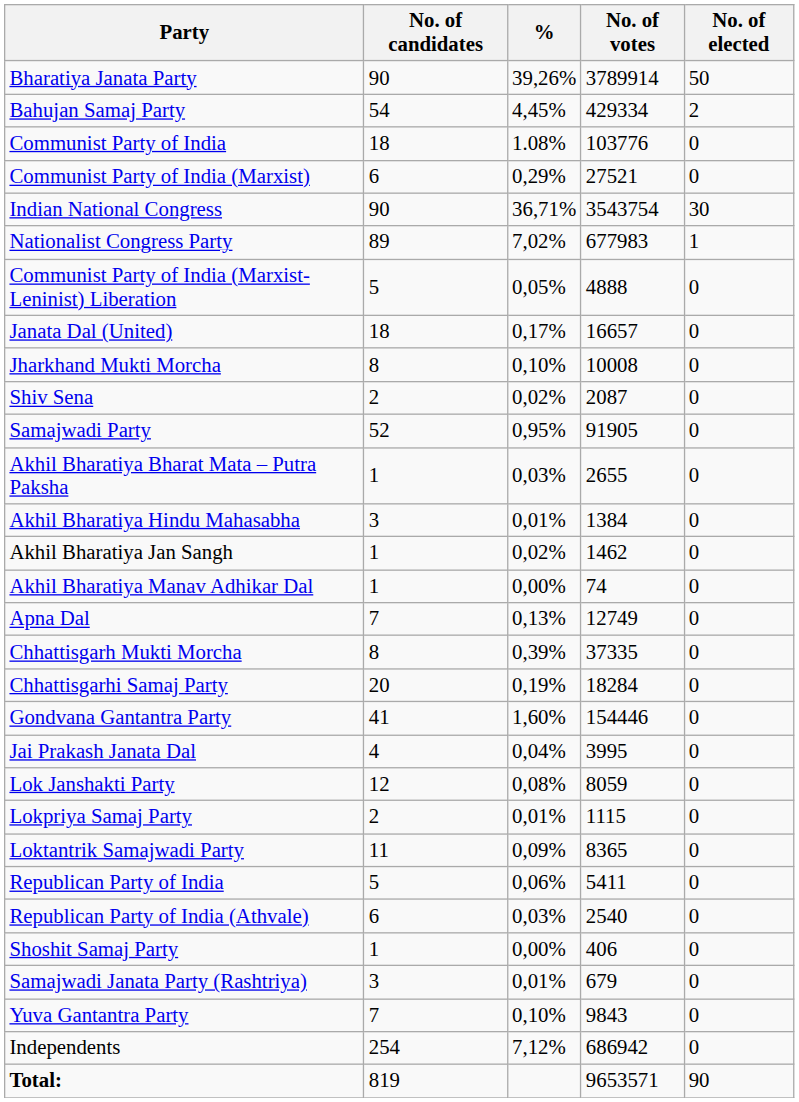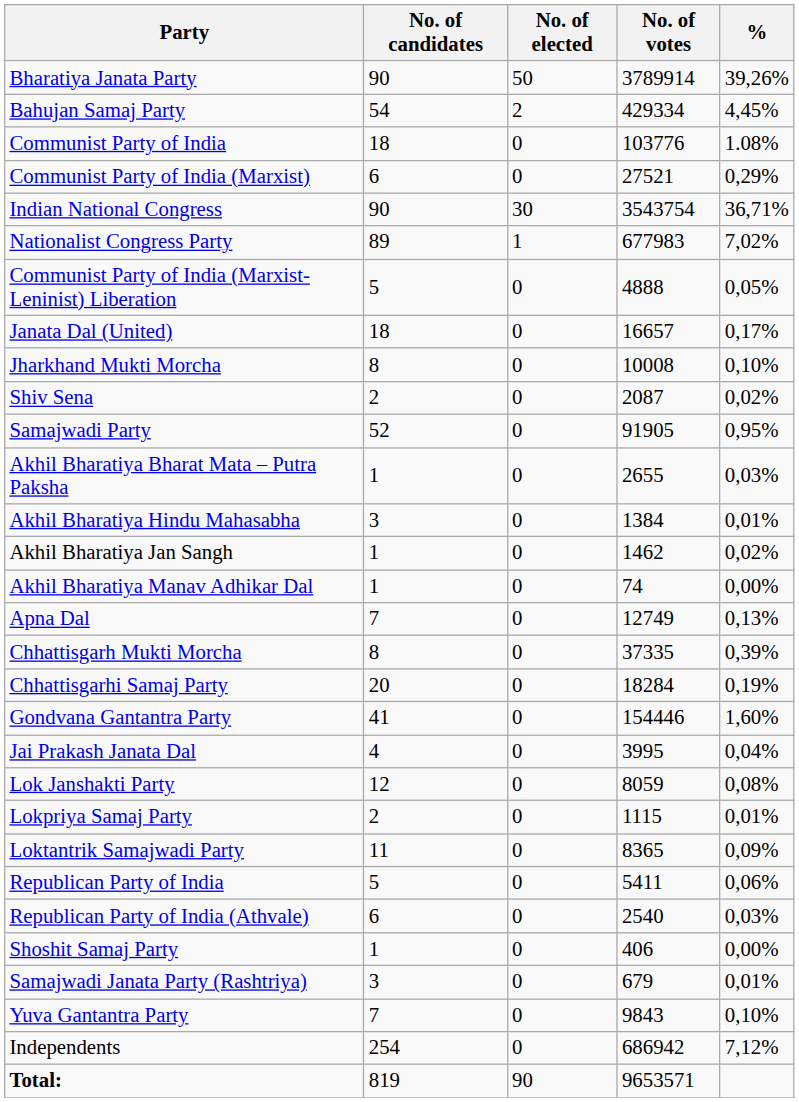columns swapped: (739, 32) <-> (544, 32)
